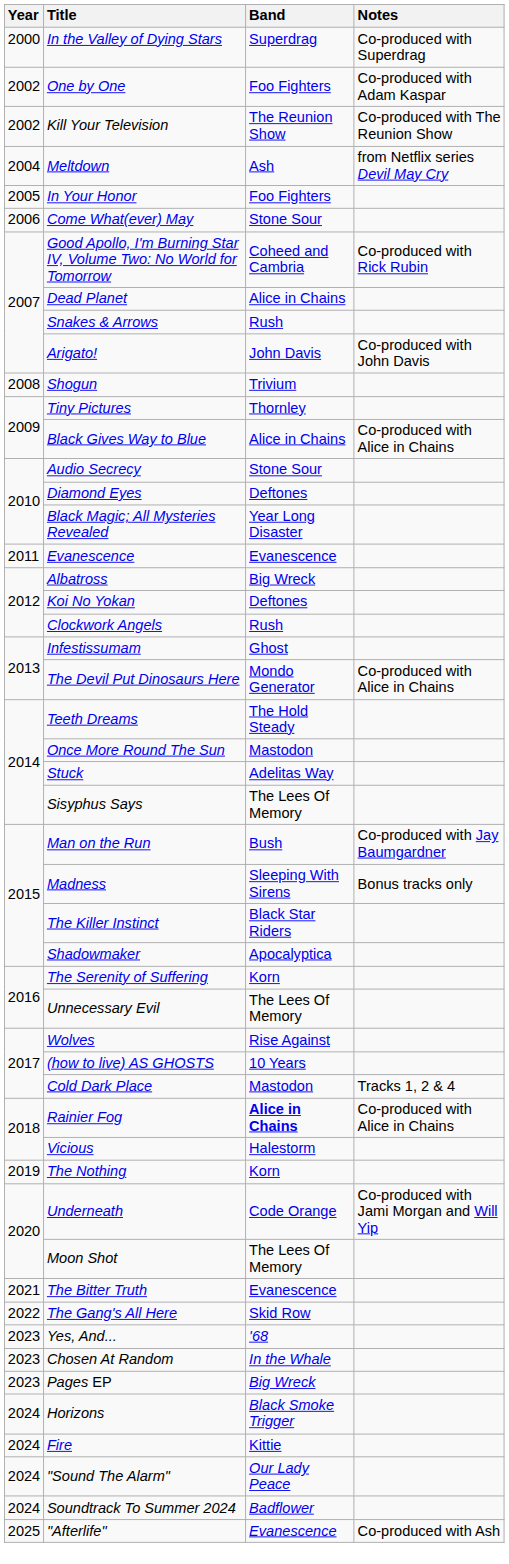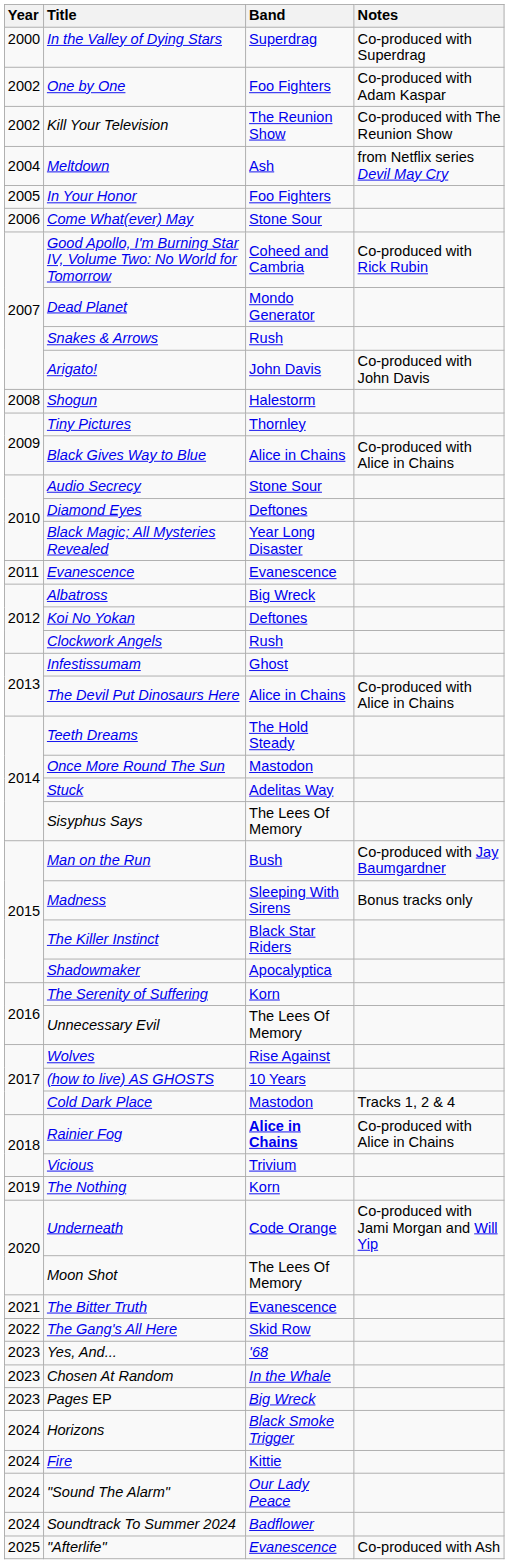(297, 299) Alice in Chains -> (282, 307) Mondo Generator
(273, 384) Trivium -> (282, 401) Halestorm
(282, 679) Mondo Generator -> (297, 696) Alice in Chains
(282, 1148) Halestorm -> (273, 1165) Trivium
